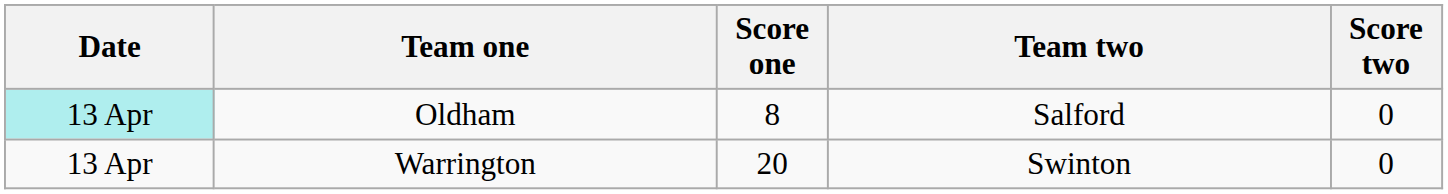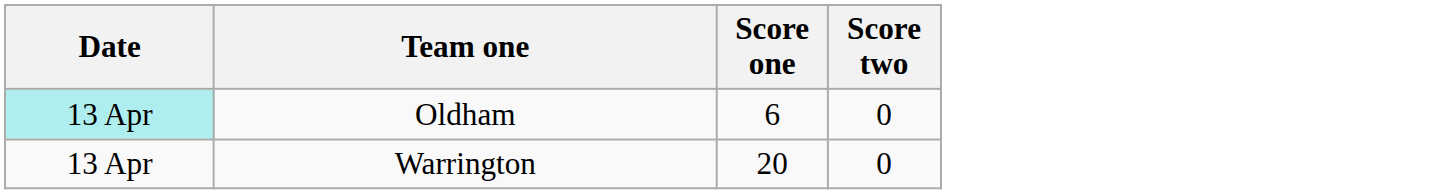- column: (1079, 46)
(772, 113) 8 -> (772, 113) 6
